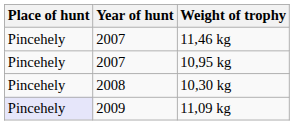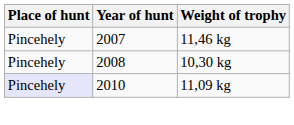- row: (206, 62)
(111, 108) 2009 -> (111, 85) 2010
